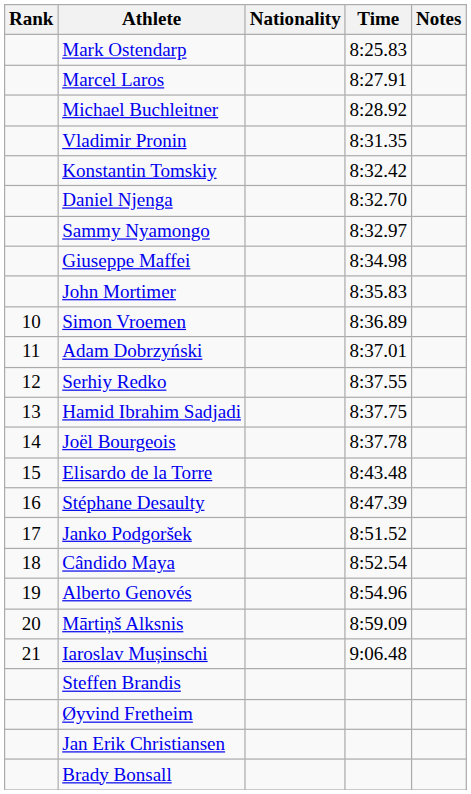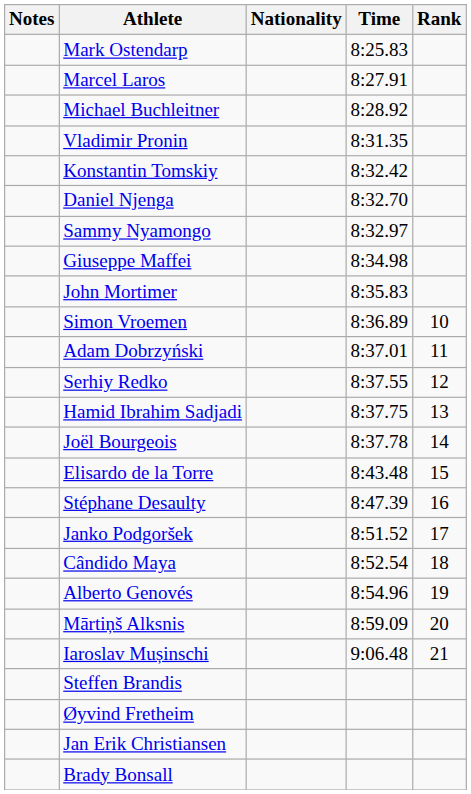columns swapped: (31, 19) <-> (439, 19)
